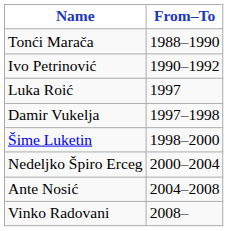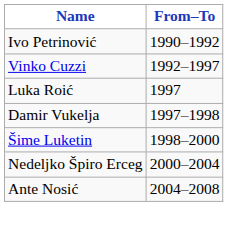- row: (51, 41)
+ row: (47, 66)
- row: (59, 213)
